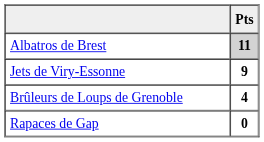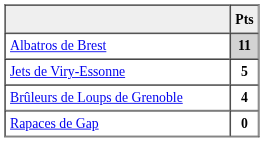(245, 72) 9 -> (245, 72) 5
